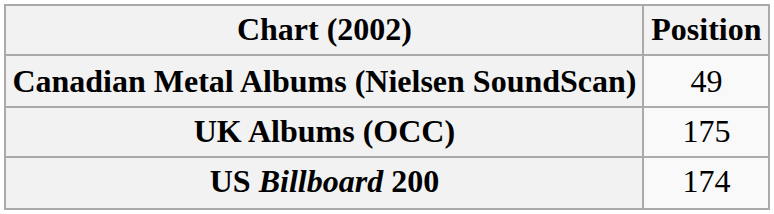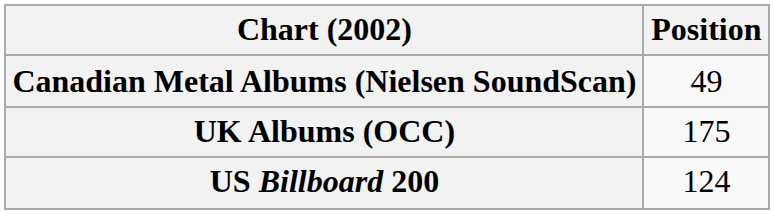(706, 182) 174 -> (706, 182) 124
